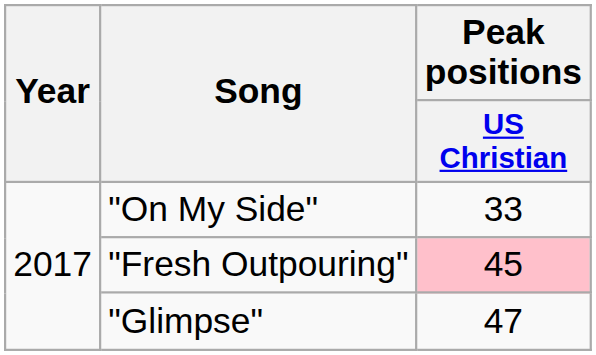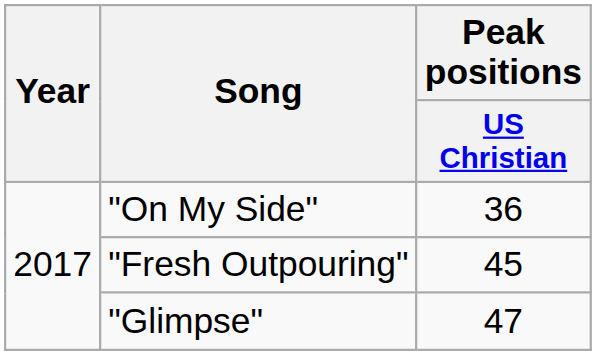(503, 208) 33 -> (503, 208) 36
(503, 264) pink background -> (503, 264) no background
